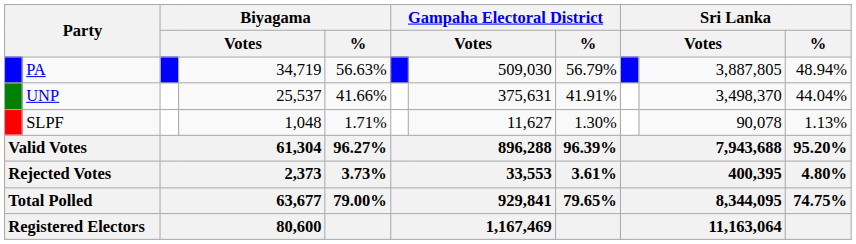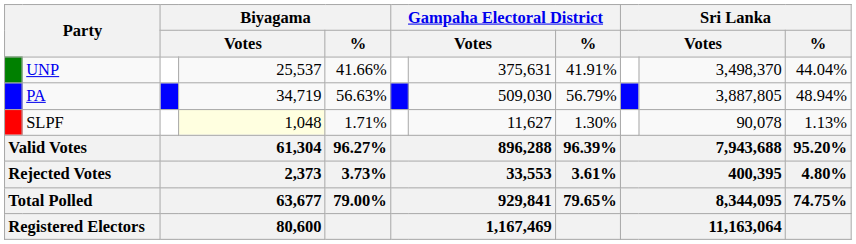rows swapped: (36, 69) <-> (43, 95)
(303, 122) no background -> (303, 122) lightyellow background
